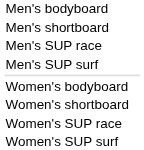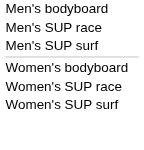- row: (57, 27)
- row: (67, 104)
